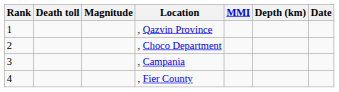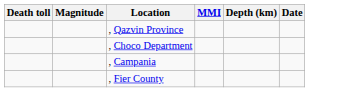- column: (19, 12)
